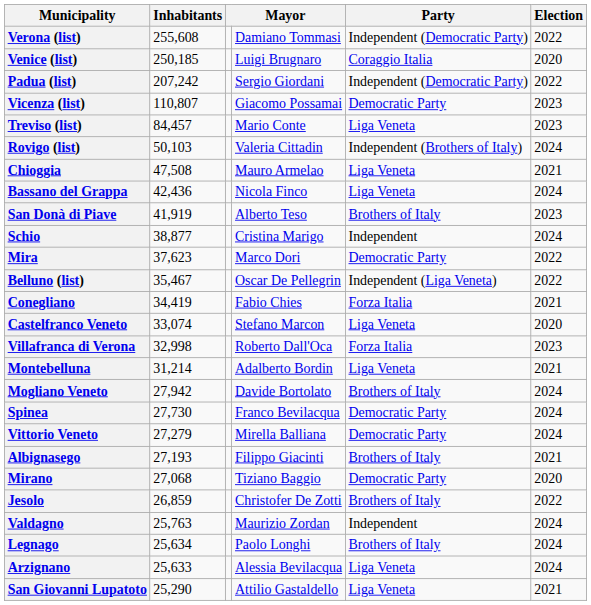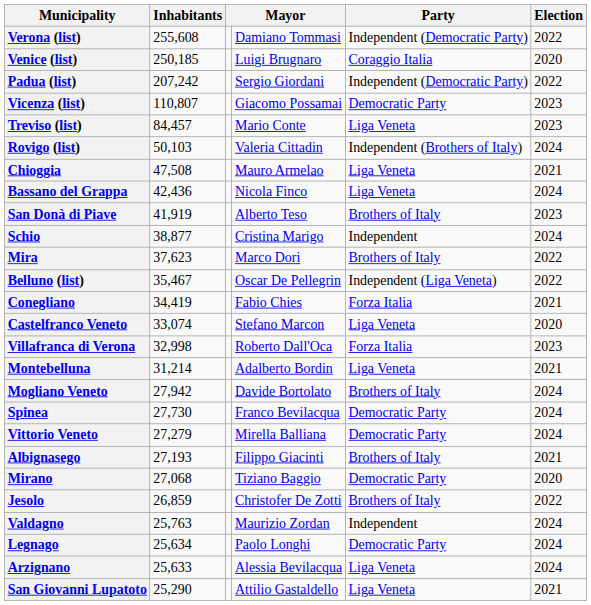(397, 258) Democratic Party -> (395, 258) Brothers of Italy
(395, 545) Brothers of Italy -> (397, 545) Democratic Party
